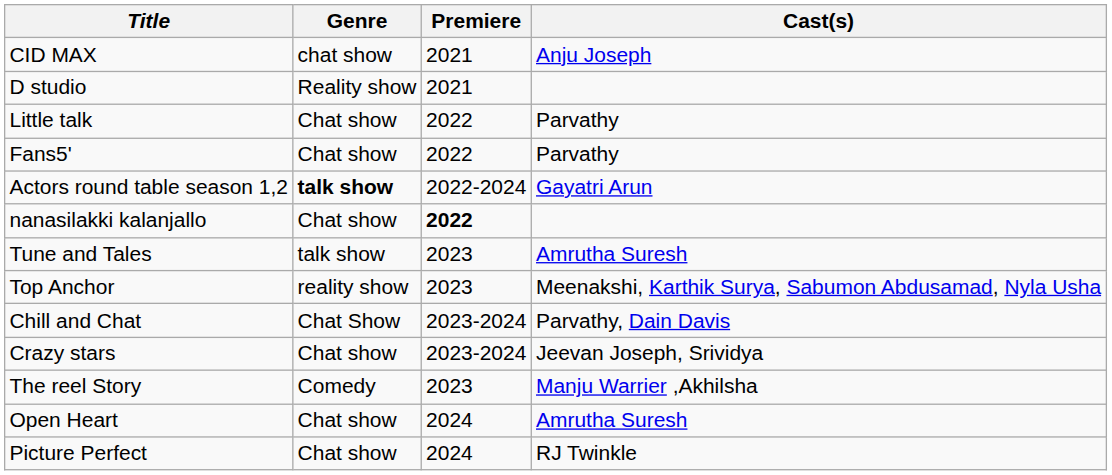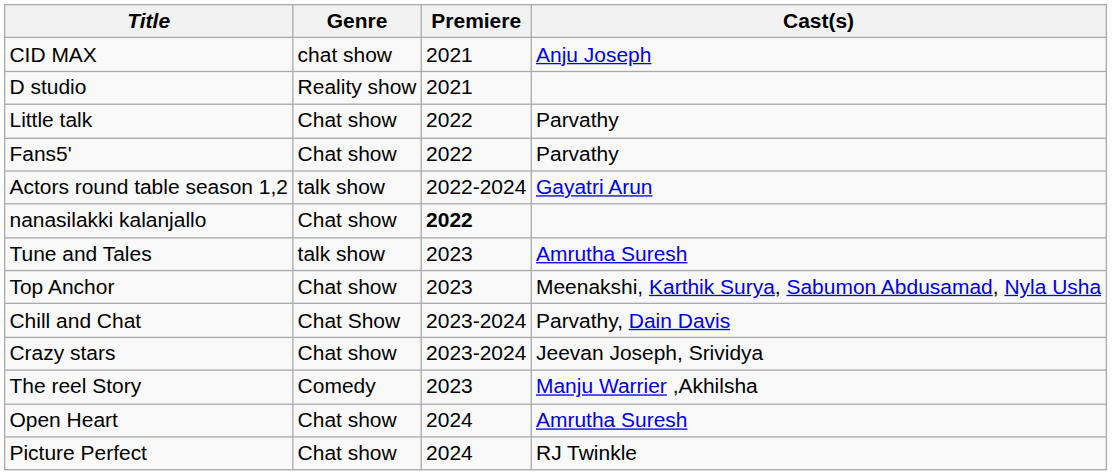(345, 187) bold -> (341, 187) normal
(353, 287) reality show -> (347, 287) Chat show
